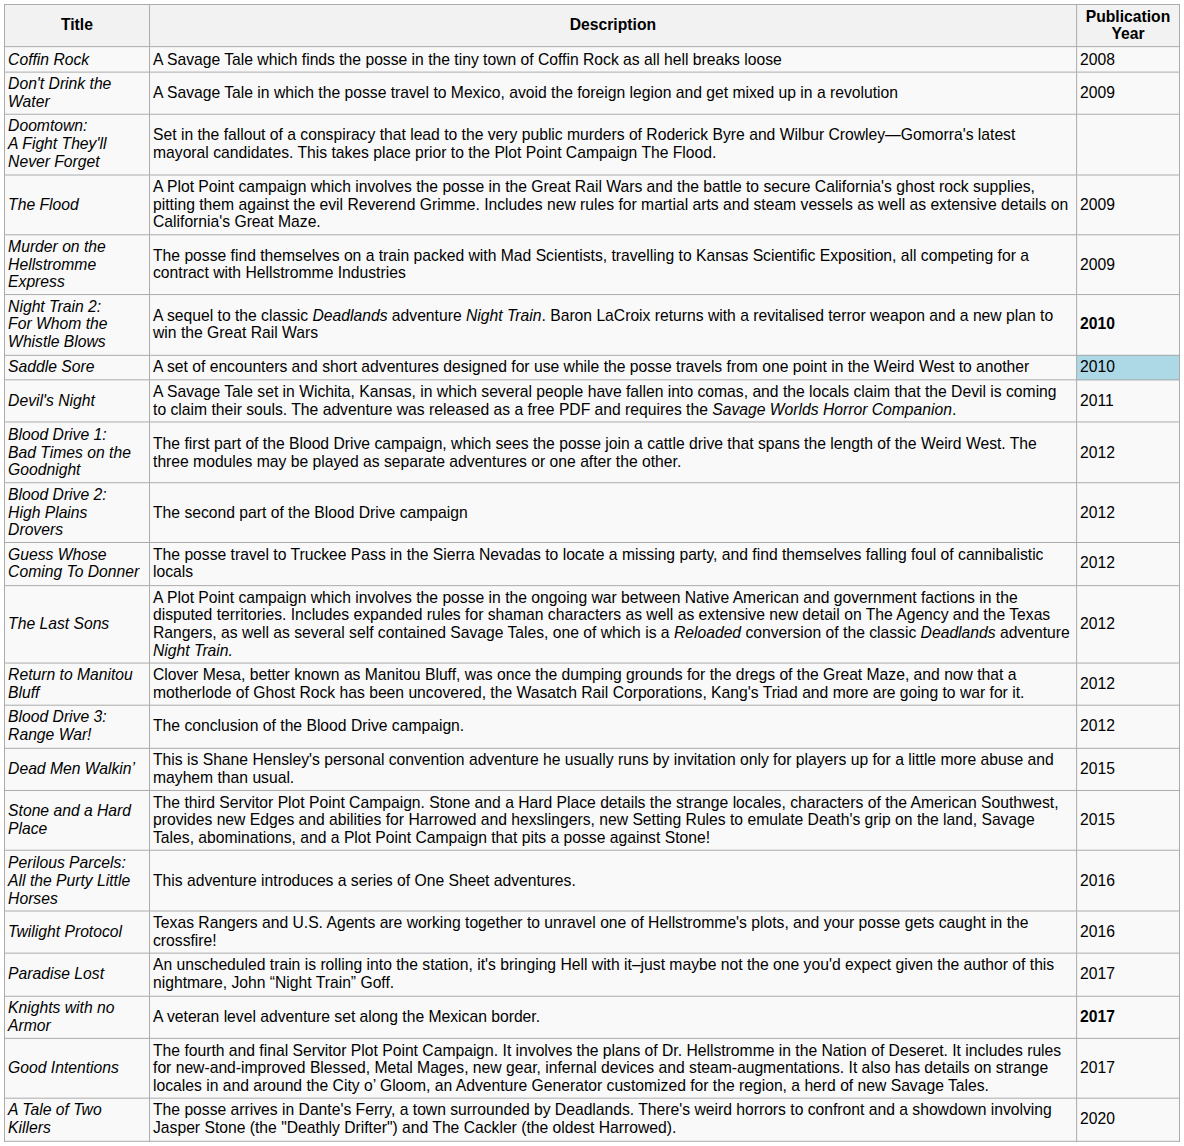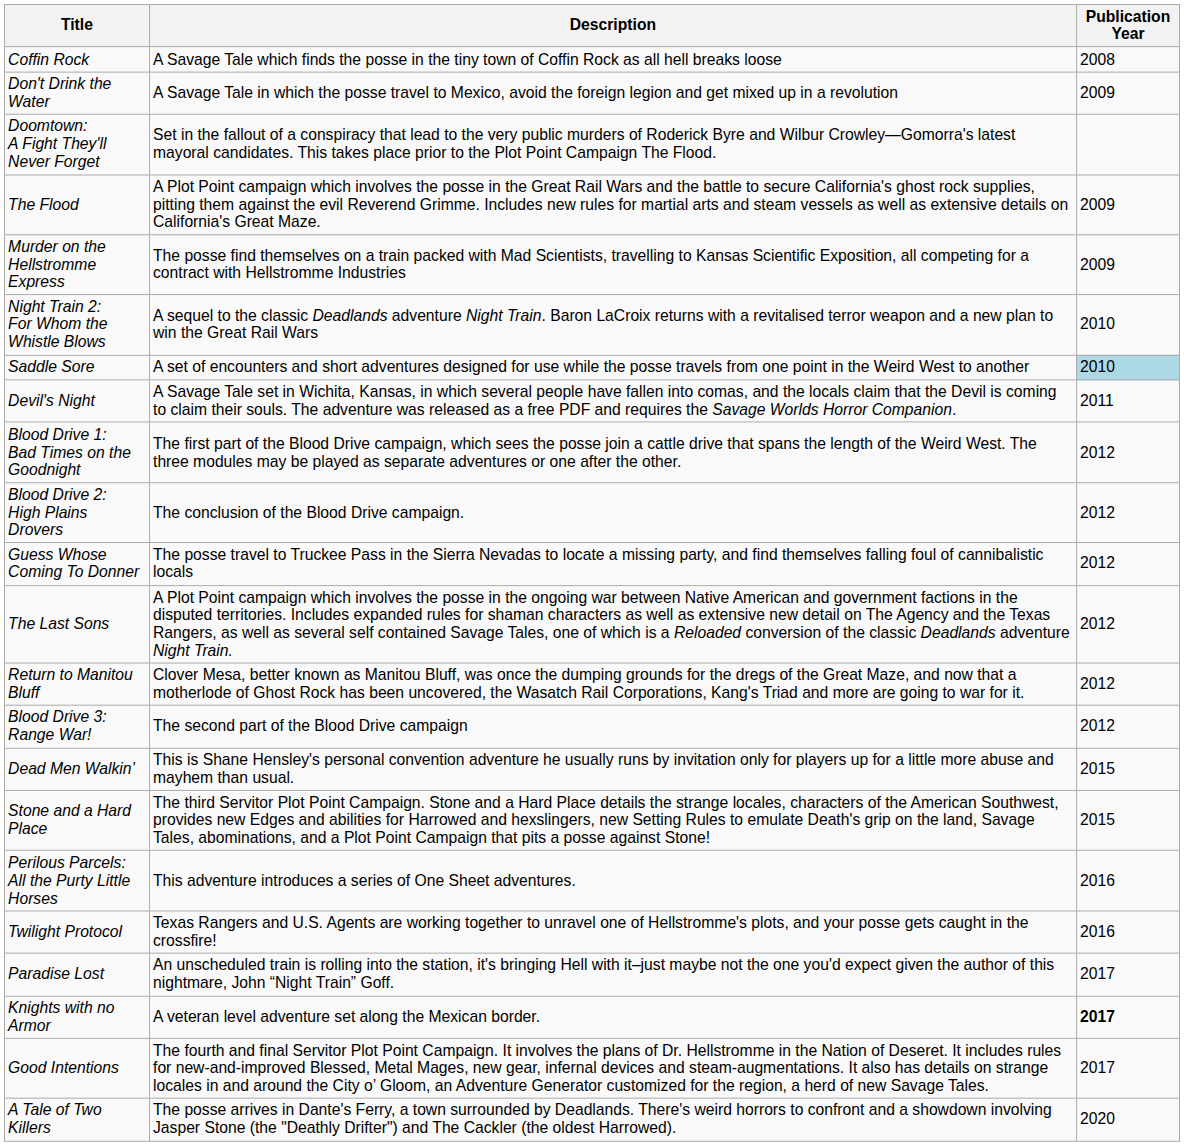(1097, 324) bold -> (1097, 324) normal
(310, 512) The second part of the Blood Drive campaign -> (309, 512) The conclusion of the Blood Drive campaign.
(309, 726) The conclusion of the Blood Drive campaign. -> (310, 726) The second part of the Blood Drive campaign
